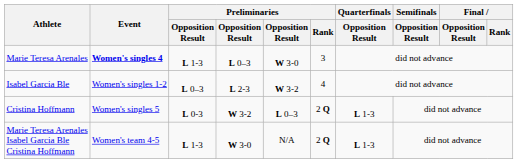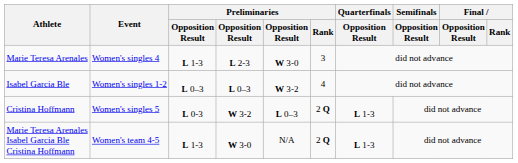(127, 58) bold -> (126, 58) normal
(240, 63) L 0–3 -> (240, 63) L 2-3
(240, 89) L 2-3 -> (240, 89) L 0–3
